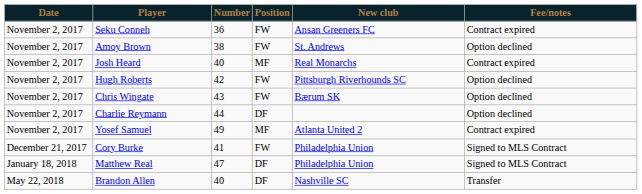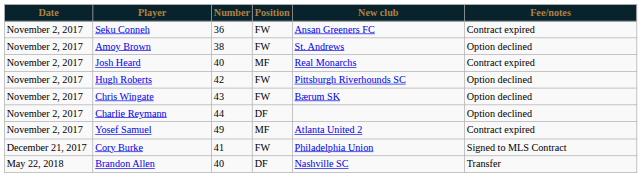- row: (124, 164)
